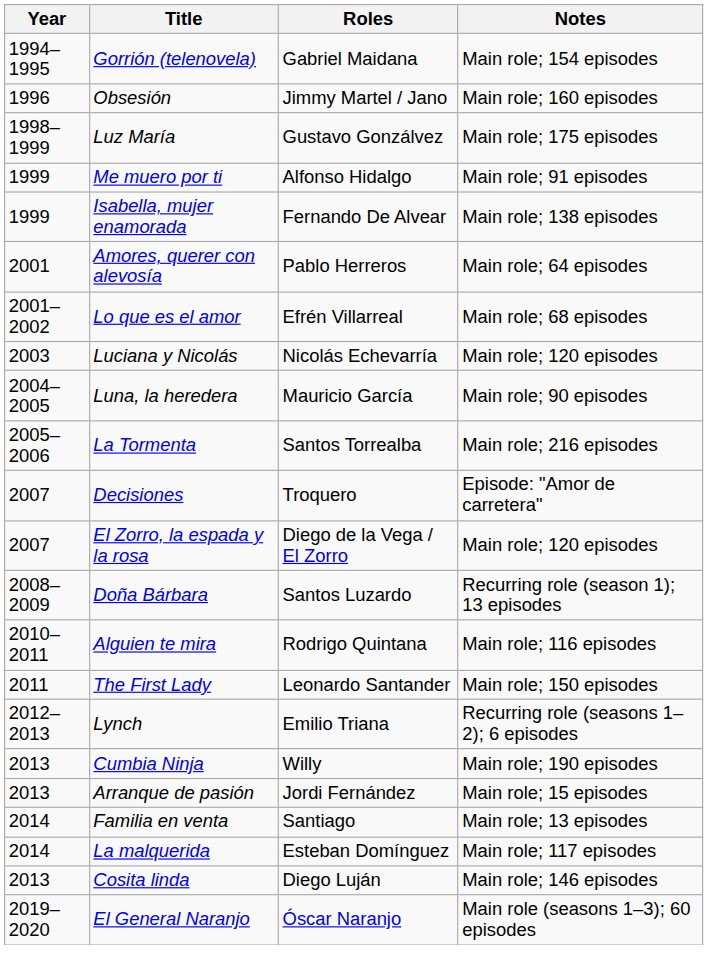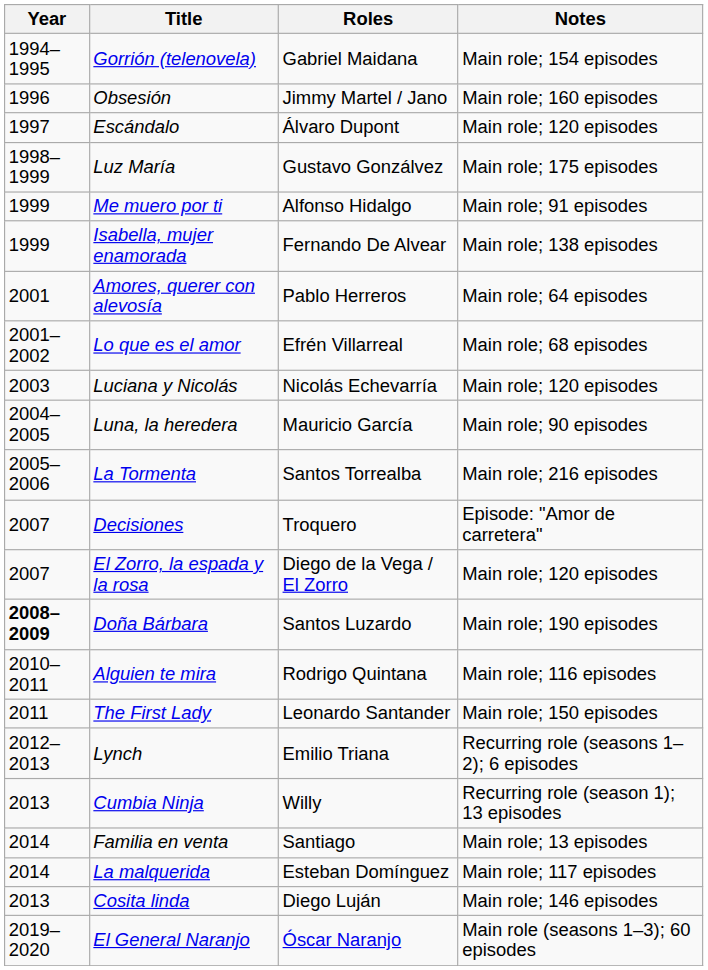+ row: (136, 127)
(34, 595) normal -> (34, 624) bold
(569, 595) Recurring role (season 1); 13 episodes -> (560, 624) Main role; 190 episodes
(560, 763) Main role; 190 episodes -> (569, 803) Recurring role (season 1); 13 episodes
- row: (174, 792)
